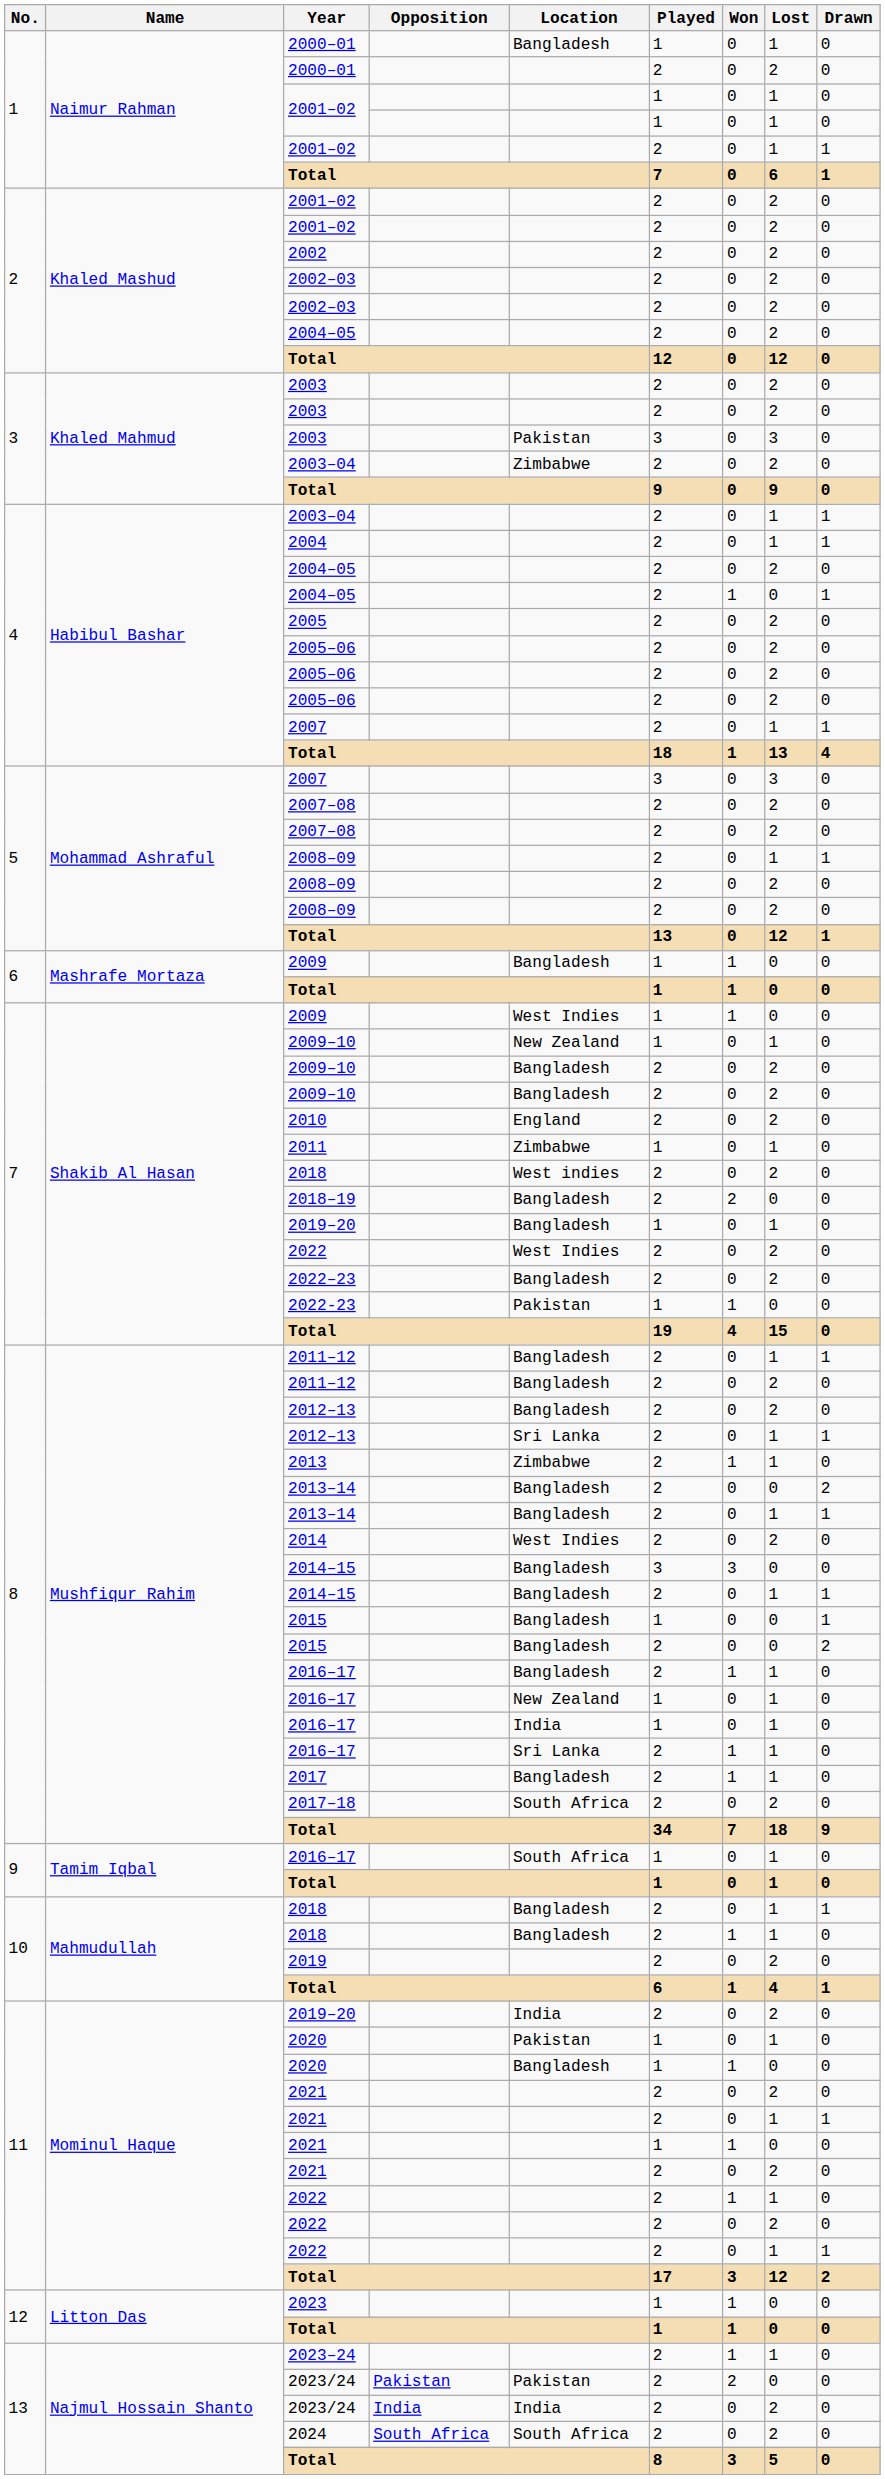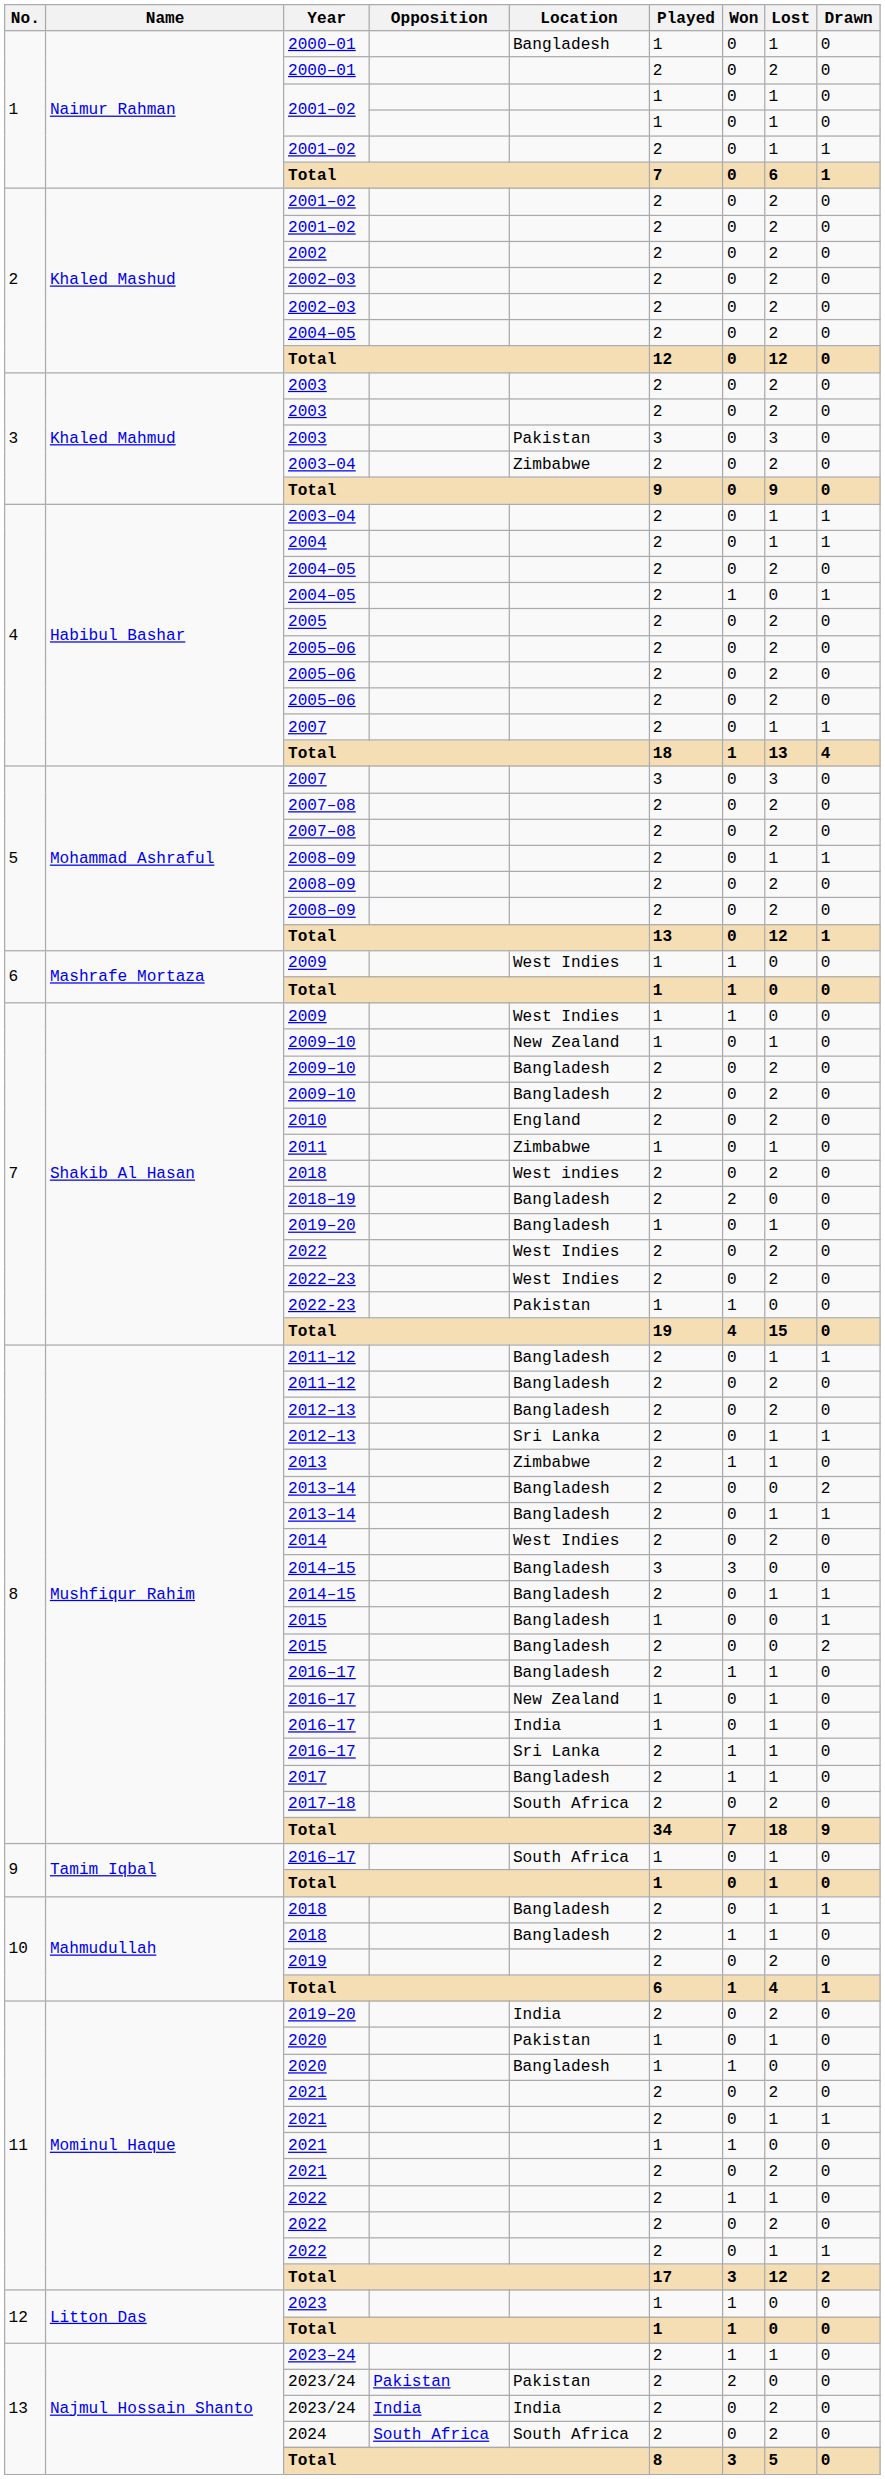(561, 964) Bangladesh -> (566, 964) West Indies
(561, 1279) Bangladesh -> (566, 1279) West Indies
